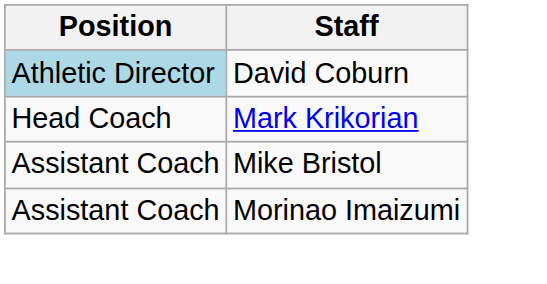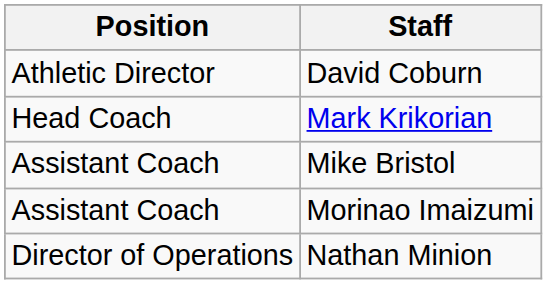(113, 73) lightblue background -> (113, 73) no background
+ row: (399, 255)
